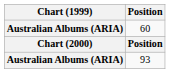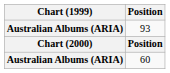rows swapped: (145, 60) <-> (145, 28)
